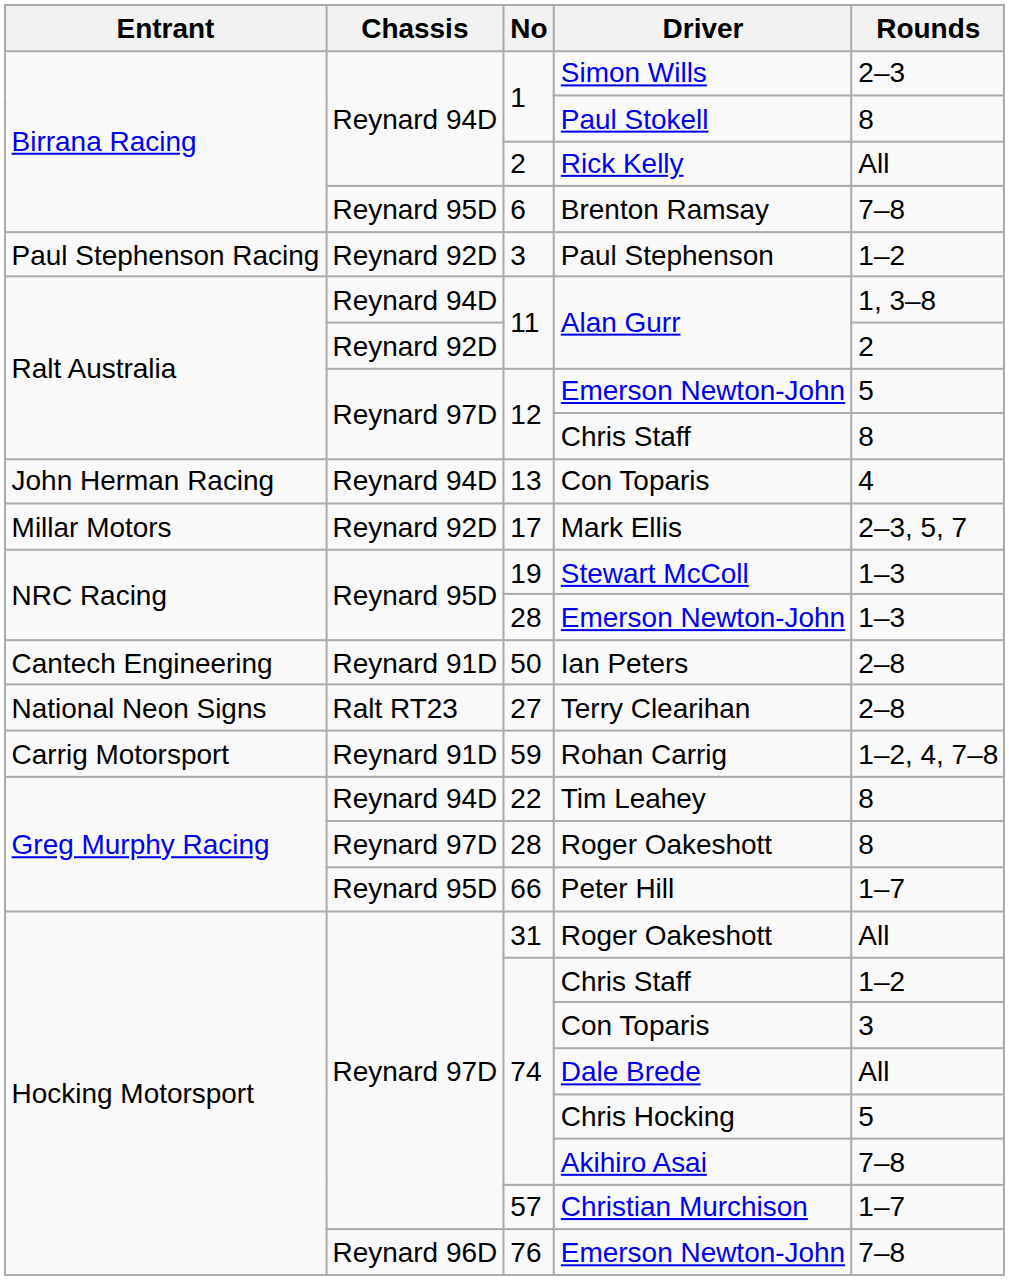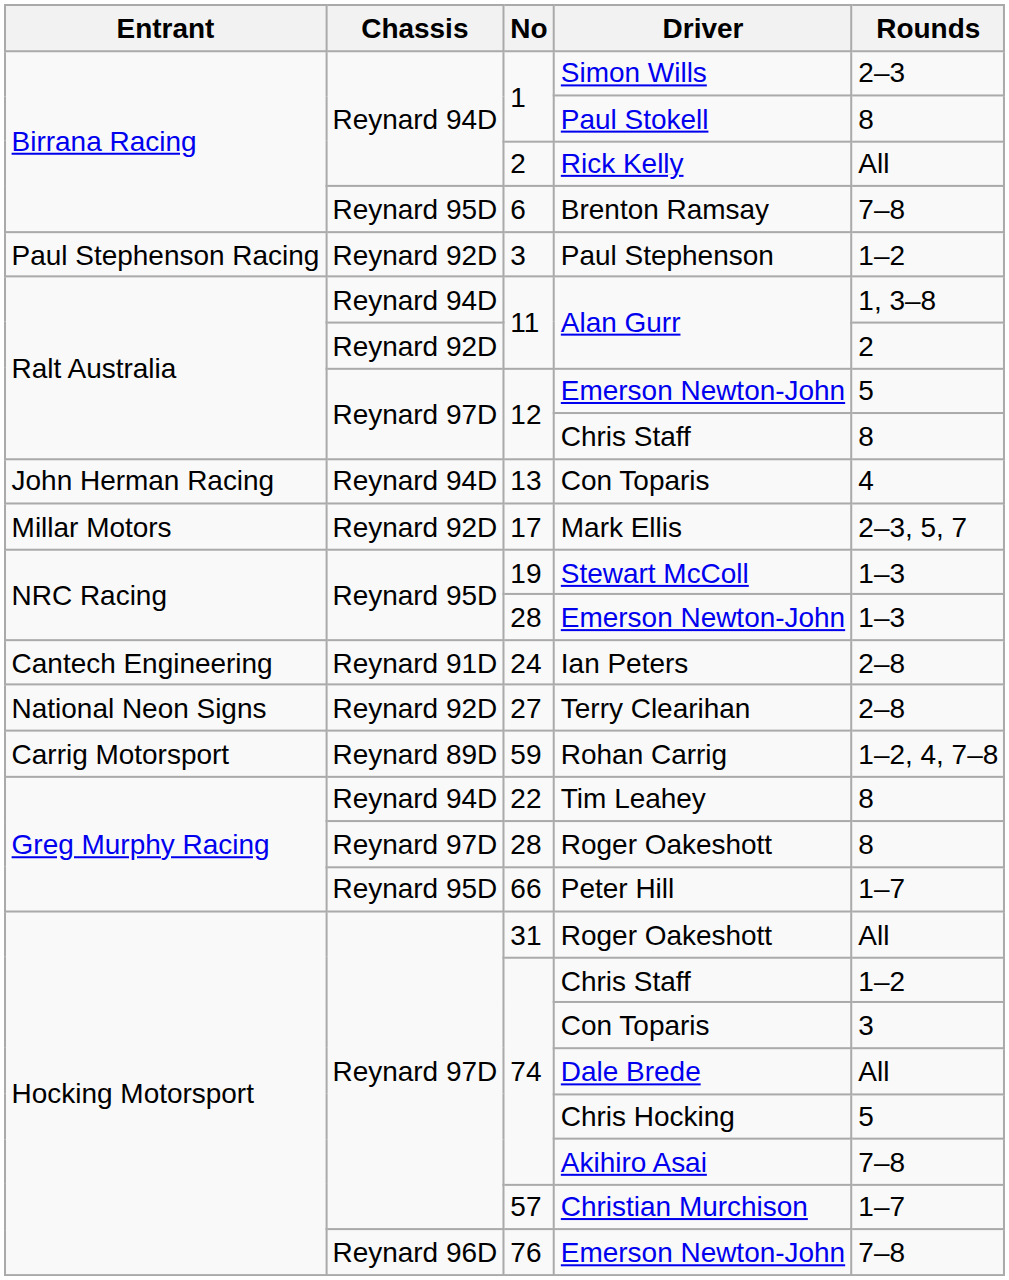(526, 662) 50 -> (526, 662) 24
(395, 708) Ralt RT23 -> (415, 708) Reynard 92D
(415, 753) Reynard 91D -> (415, 753) Reynard 89D
